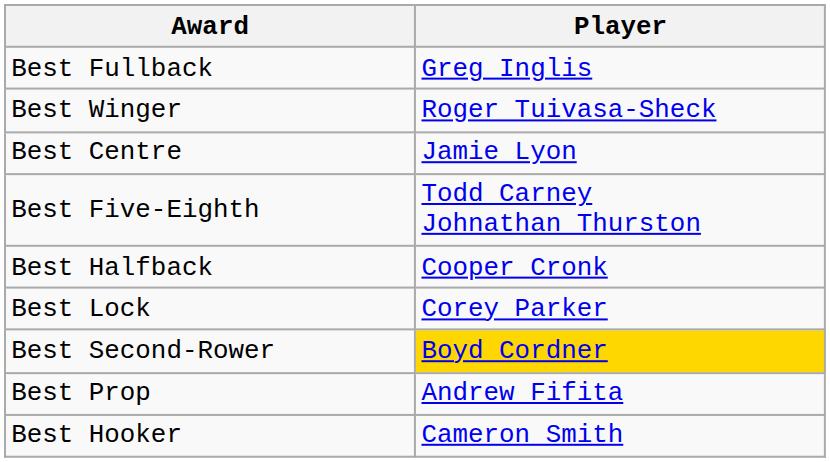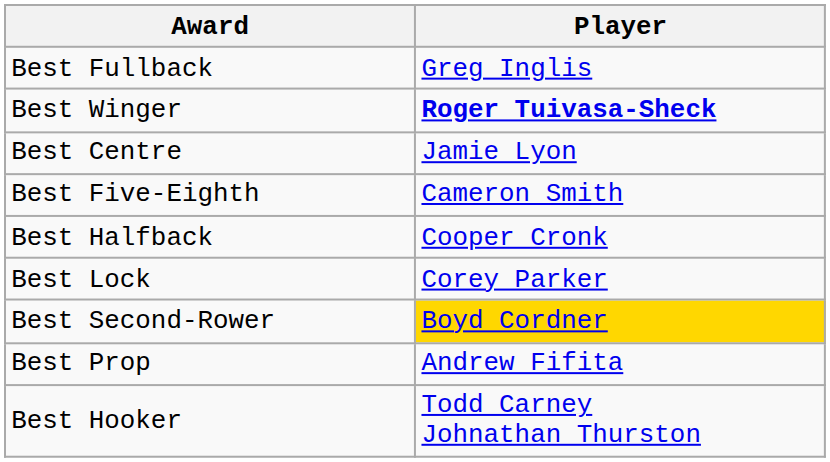(569, 110) normal -> (569, 110) bold
(561, 210) Todd Carney Johnathan Thurston -> (522, 195) Cameron Smith
(522, 435) Cameron Smith -> (561, 420) Todd Carney Johnathan Thurston
